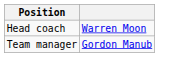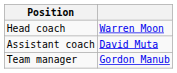+ row: (51, 44)
